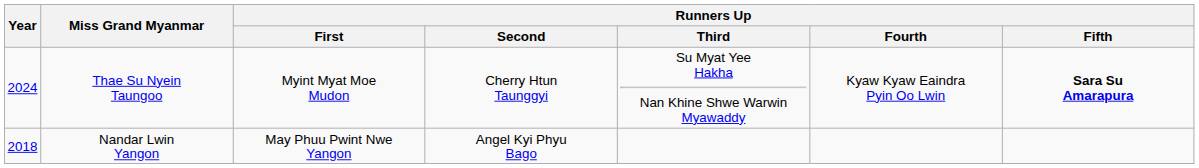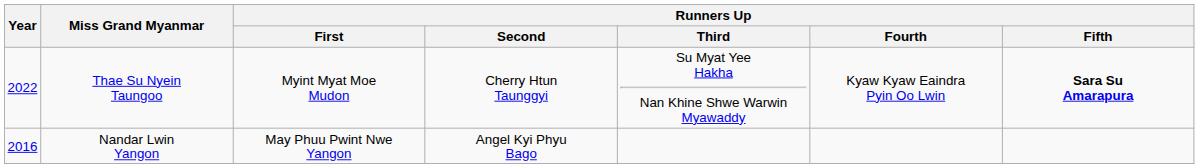(22, 88) 2024 -> (22, 88) 2022
(22, 146) 2018 -> (22, 146) 2016
